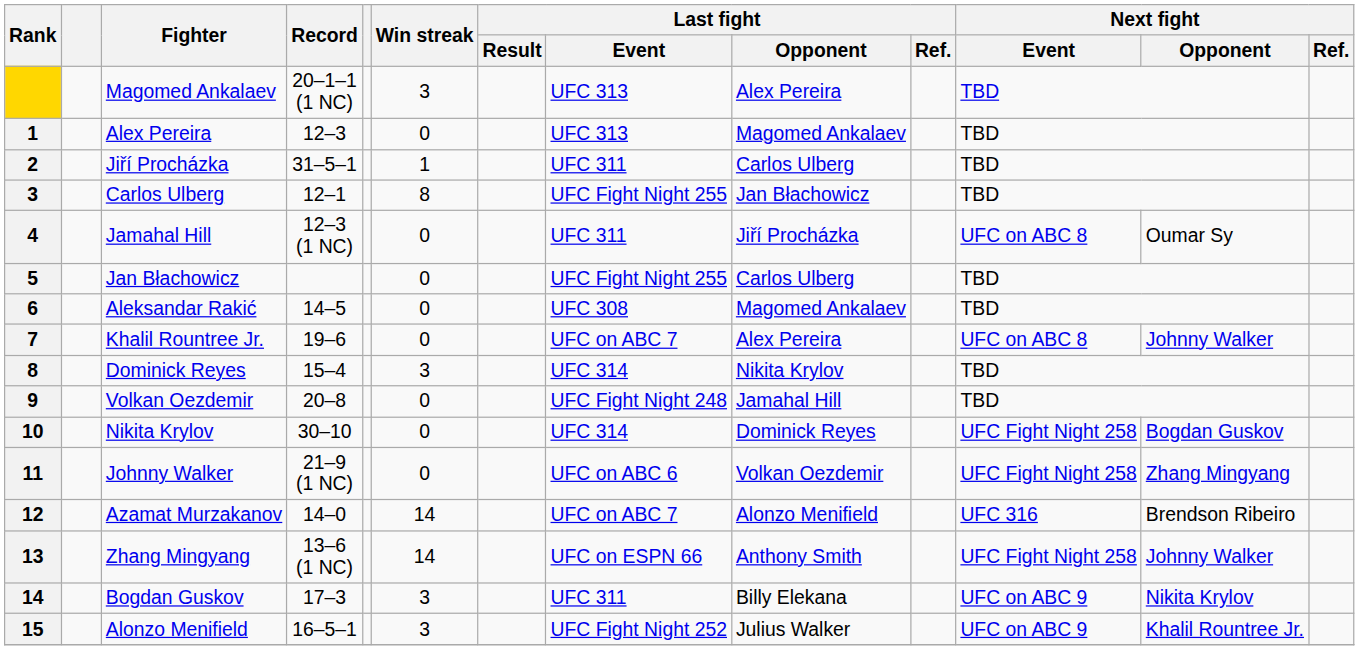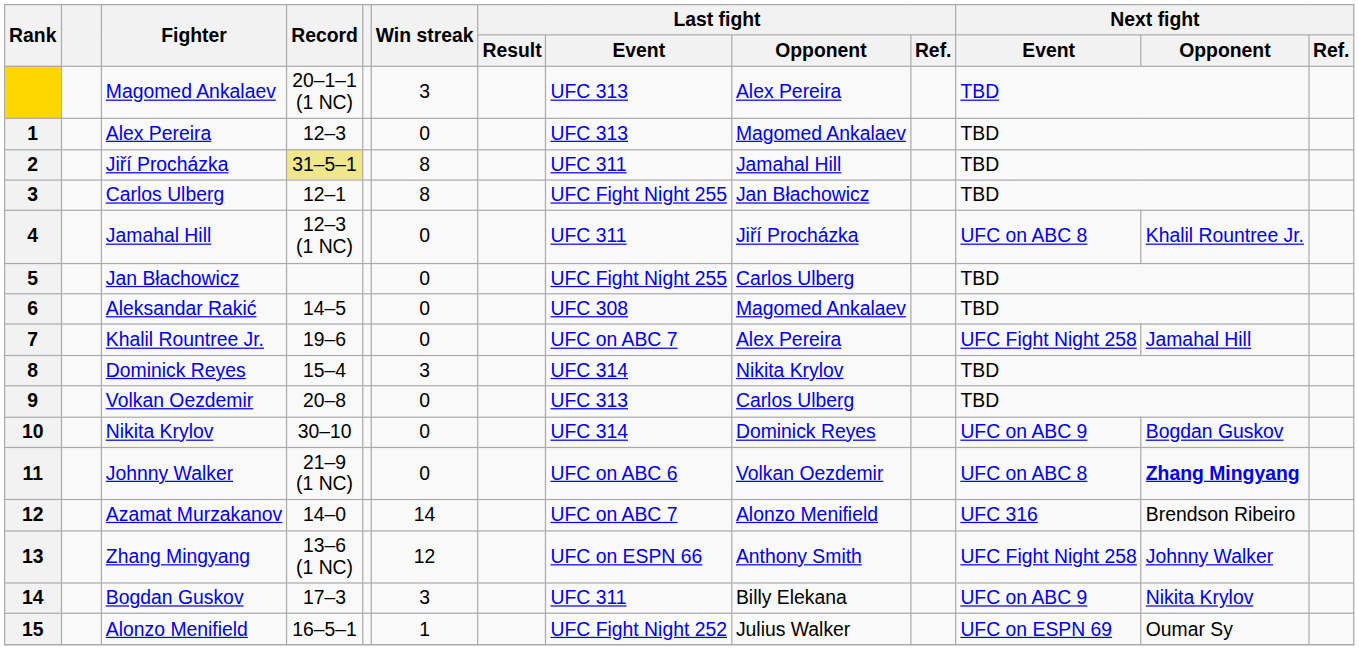(325, 164) no background -> (325, 164) khaki background
(425, 164) 1 -> (425, 164) 8
(795, 164) Carlos Ulberg -> (789, 164) Jamahal Hill
(1189, 236) Oumar Sy -> (1225, 236) Khalil Rountree Jr.
(1024, 339) UFC on ABC 8 -> (1049, 339) UFC Fight Night 258
(1209, 339) Johnny Walker -> (1199, 339) Jamahal Hill
(639, 401) UFC Fight Night 248 -> (589, 401) UFC 313
(789, 401) Jamahal Hill -> (795, 401) Carlos Ulberg
(1049, 431) UFC Fight Night 258 -> (1024, 431) UFC on ABC 9
(1049, 473) UFC Fight Night 258 -> (1024, 473) UFC on ABC 8
(1218, 473) normal -> (1223, 473) bold
(425, 556) 14 -> (425, 556) 12
(425, 628) 3 -> (425, 628) 1
(1024, 628) UFC on ABC 9 -> (1036, 628) UFC on ESPN 69
(1225, 628) Khalil Rountree Jr. -> (1189, 628) Oumar Sy
